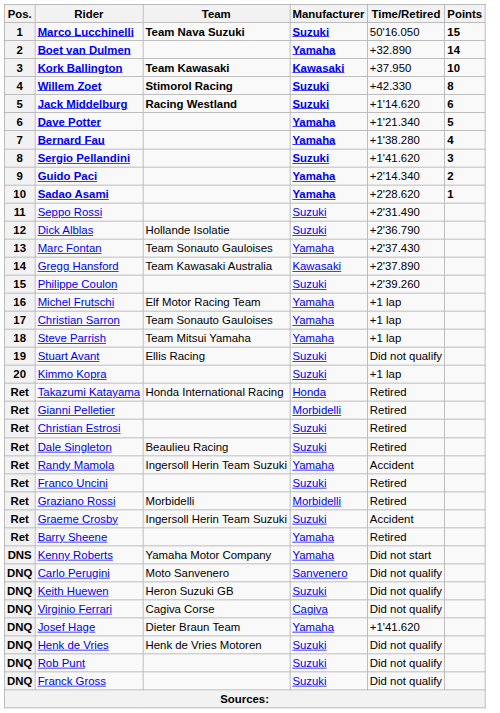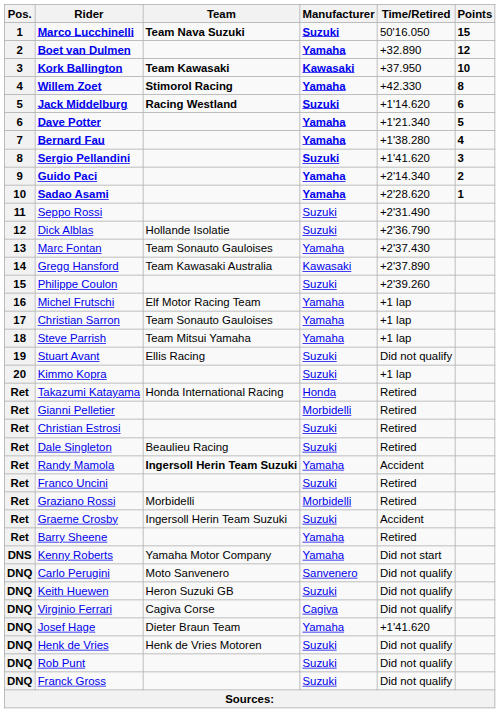(454, 50) 14 -> (464, 50) 12
(311, 86) Suzuki -> (324, 86) Yamaha
(216, 465) normal -> (221, 465) bold
